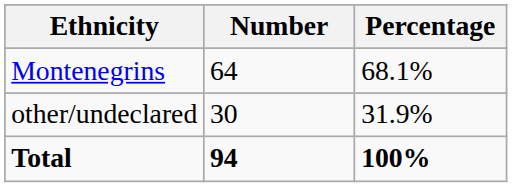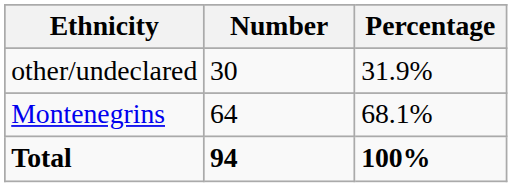rows swapped: (88, 70) <-> (104, 114)
